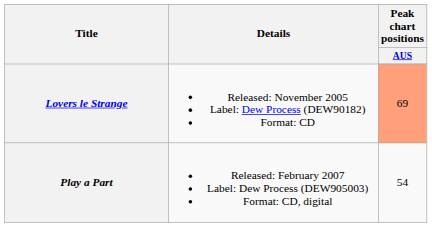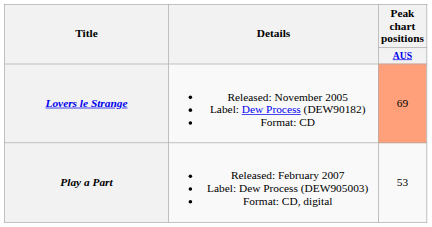(402, 182) 54 -> (402, 182) 53
